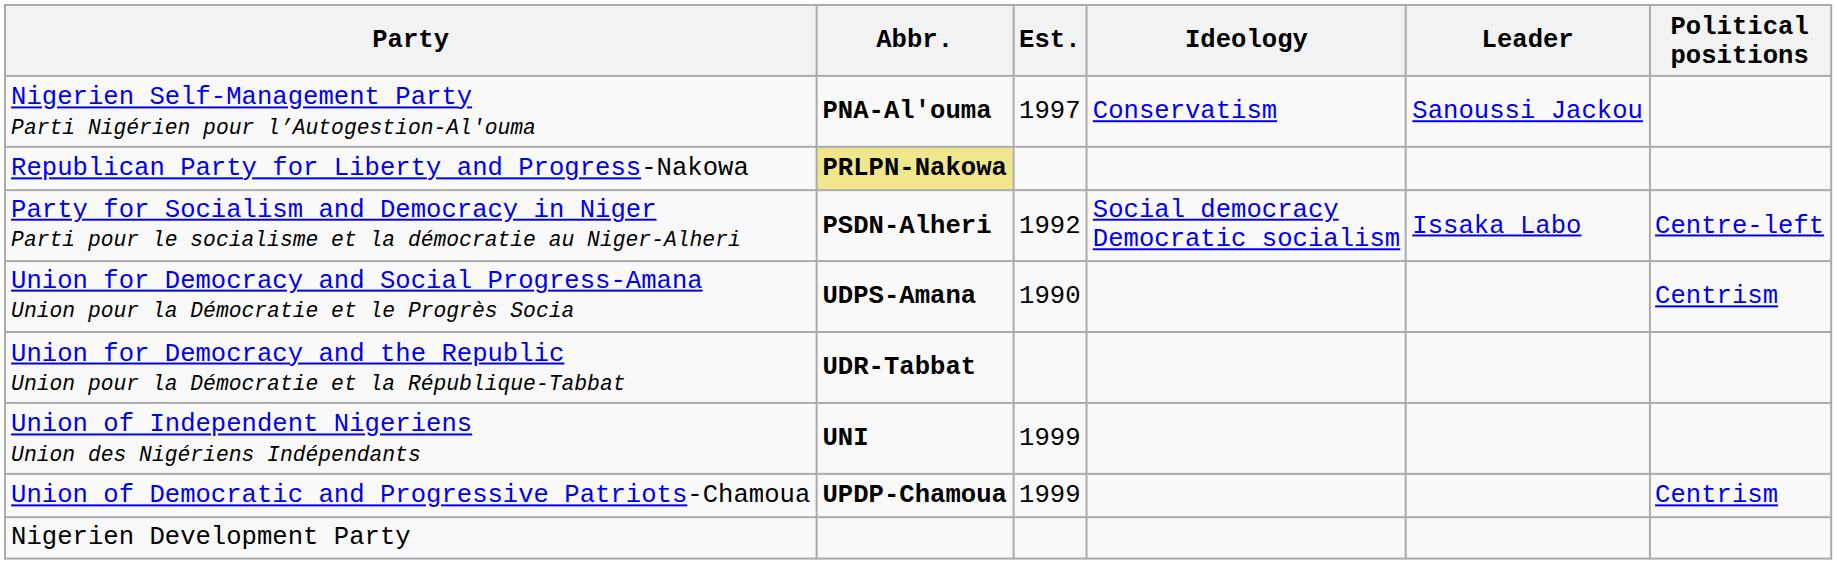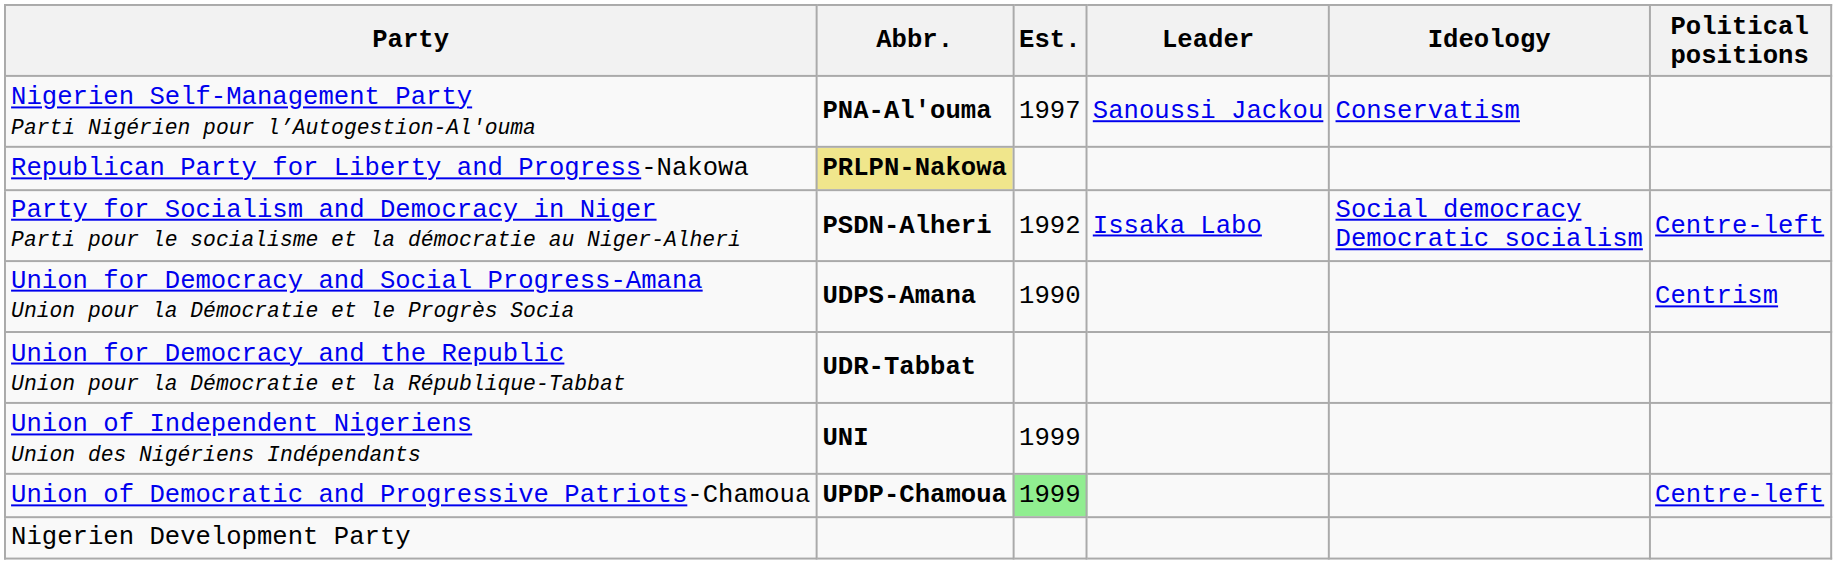columns swapped: (1528, 41) <-> (1246, 41)
(1050, 495) no background -> (1050, 495) lightgreen background
(1717, 495) Centrism -> (1740, 495) Centre-left
